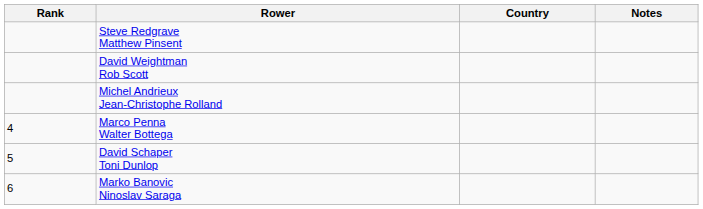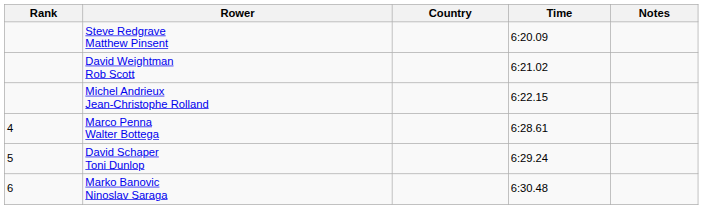+ column: (559, 13)
